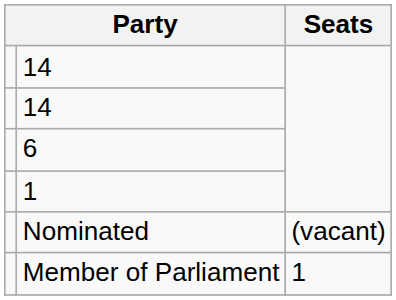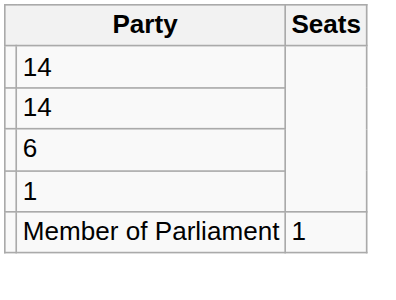- row: (86, 231)
